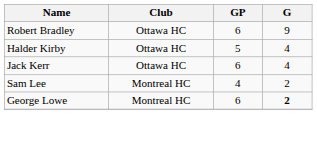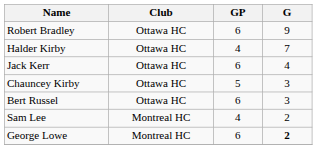(238, 48) 5 -> (238, 48) 4
(287, 48) 4 -> (287, 48) 7
+ row: (43, 83)
+ row: (32, 100)
